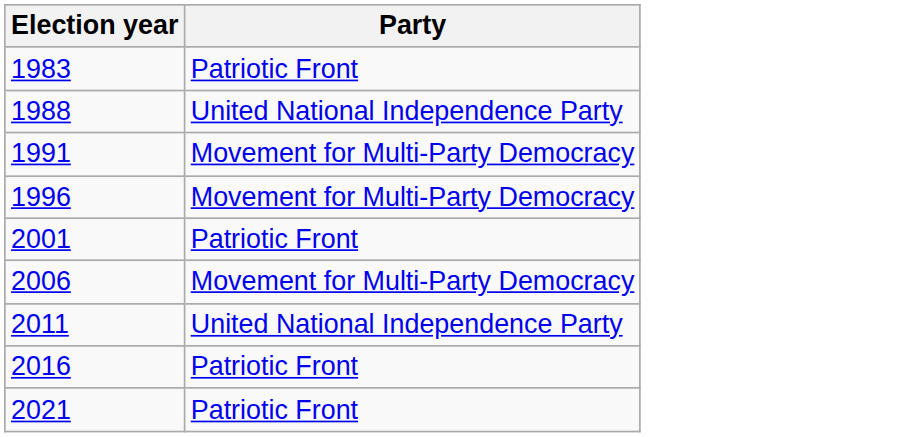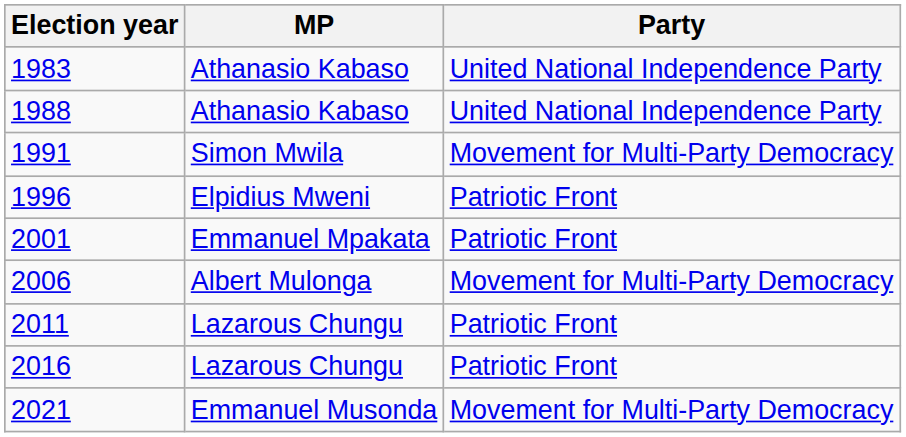+ column: (314, 25)
(274, 68) Patriotic Front -> (666, 68) United National Independence Party
(413, 196) Movement for Multi-Party Democracy -> (533, 196) Patriotic Front
(407, 324) United National Independence Party -> (533, 324) Patriotic Front
(274, 409) Patriotic Front -> (672, 409) Movement for Multi-Party Democracy
